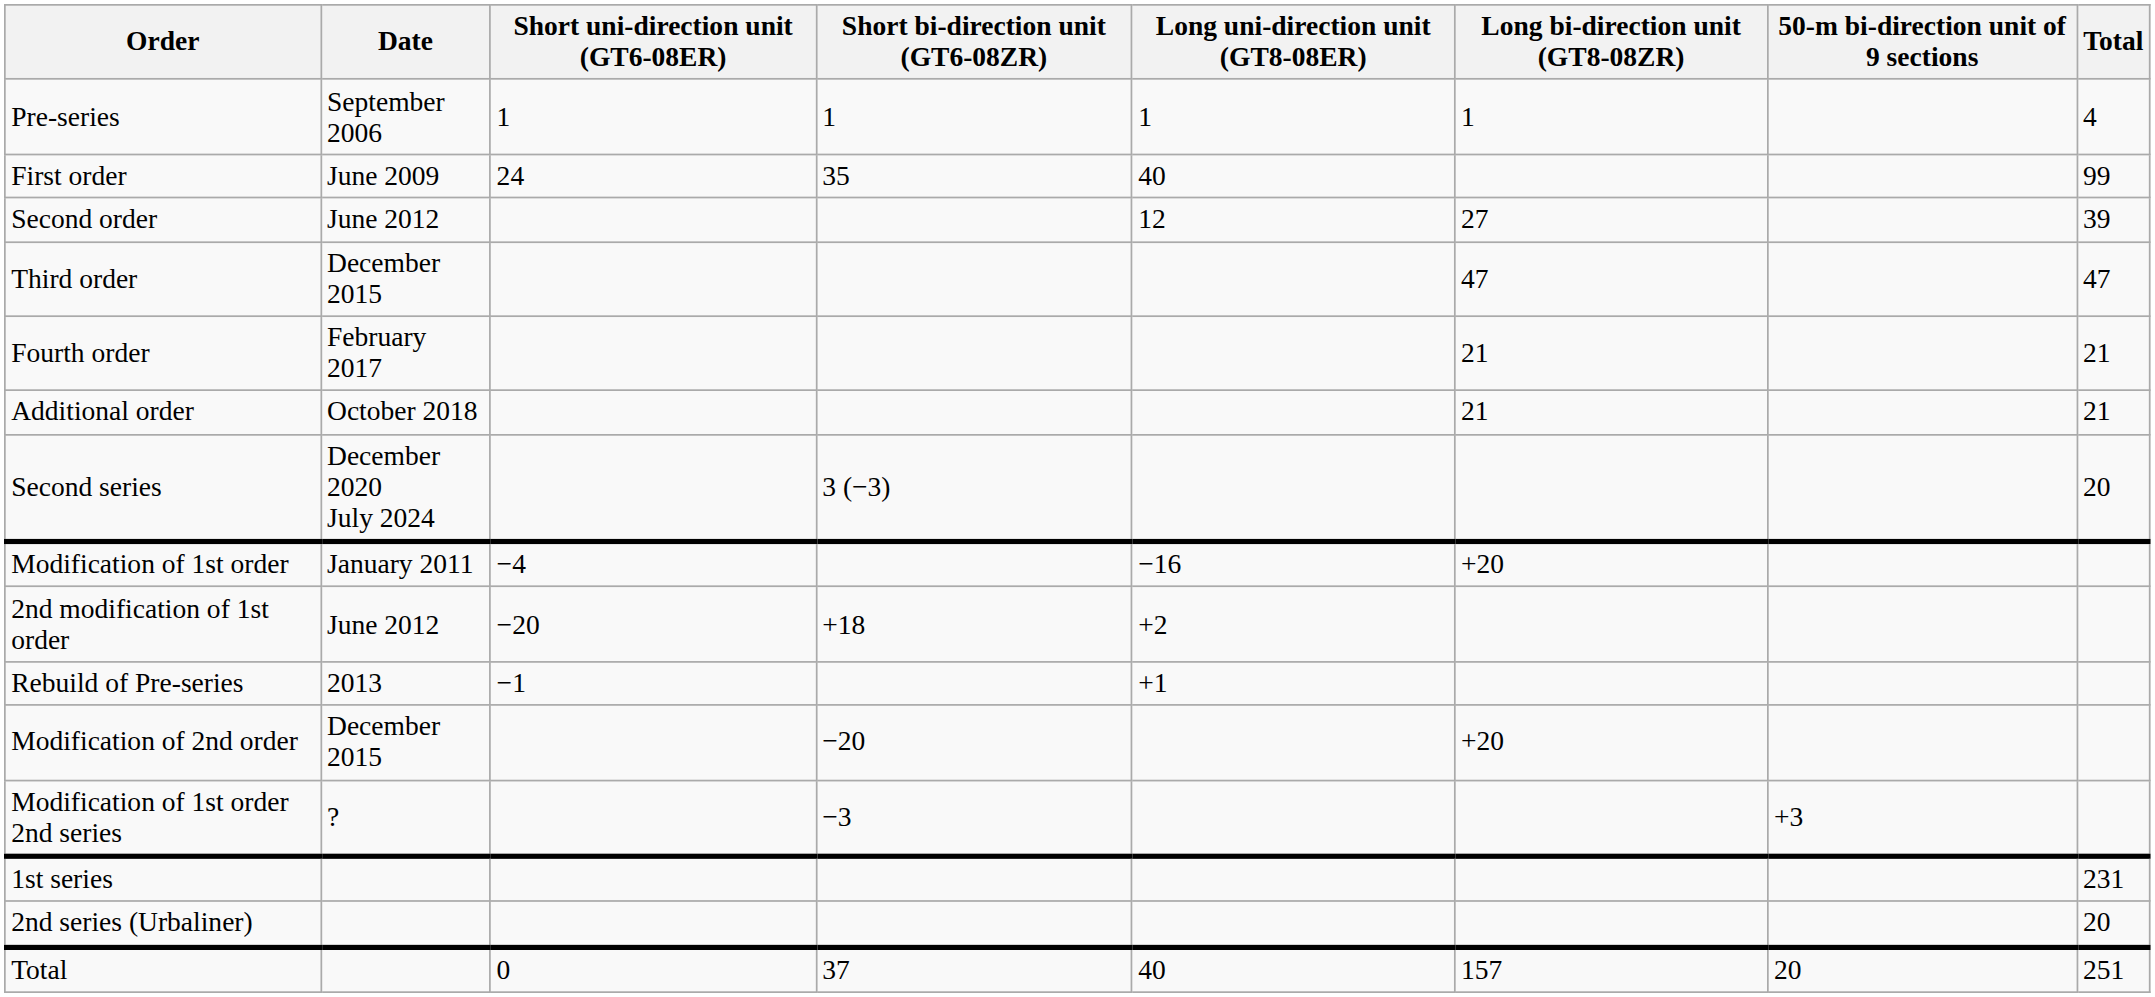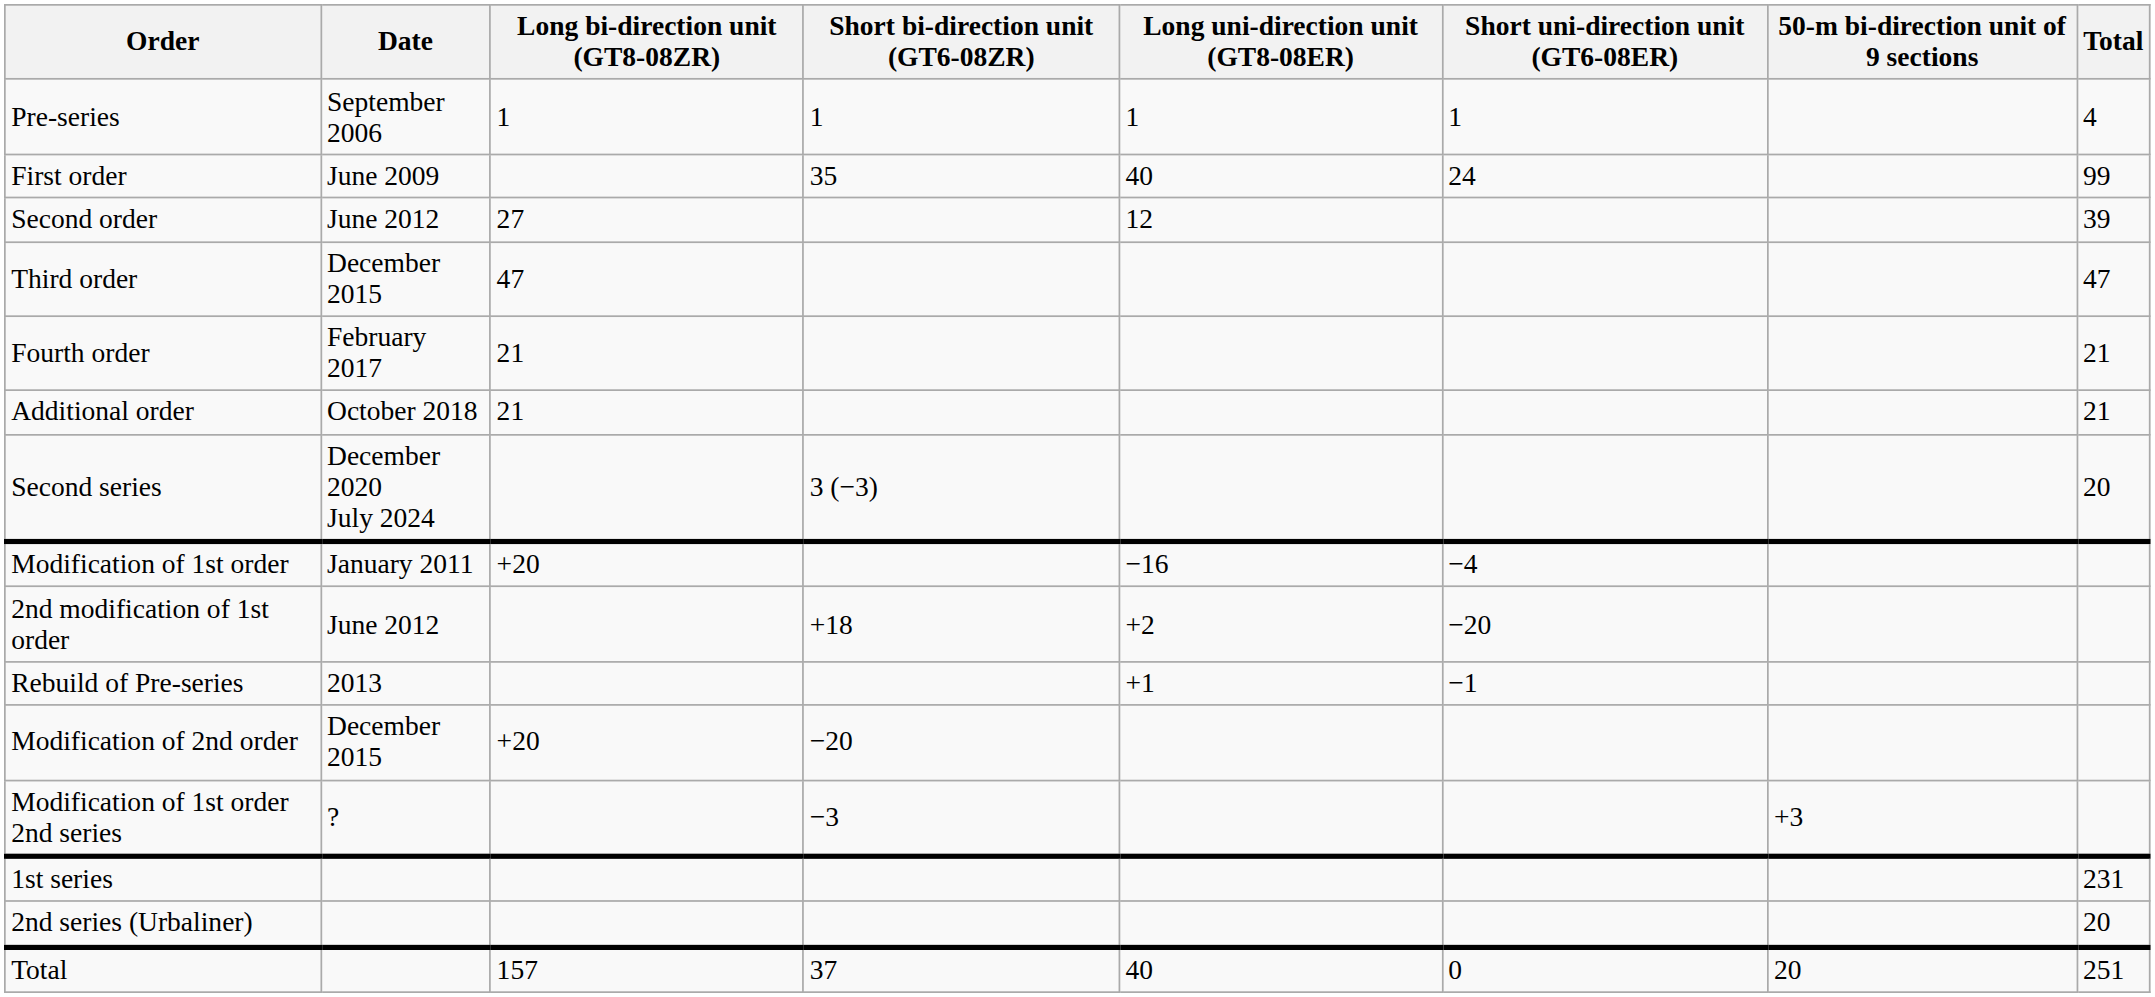columns swapped: (653, 41) <-> (1611, 41)
